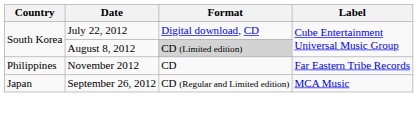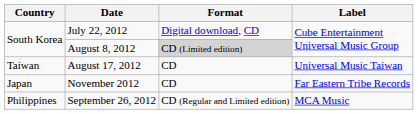+ row: (104, 65)
(32, 65) Philippines -> (19, 83) Japan
(19, 83) Japan -> (32, 100) Philippines
